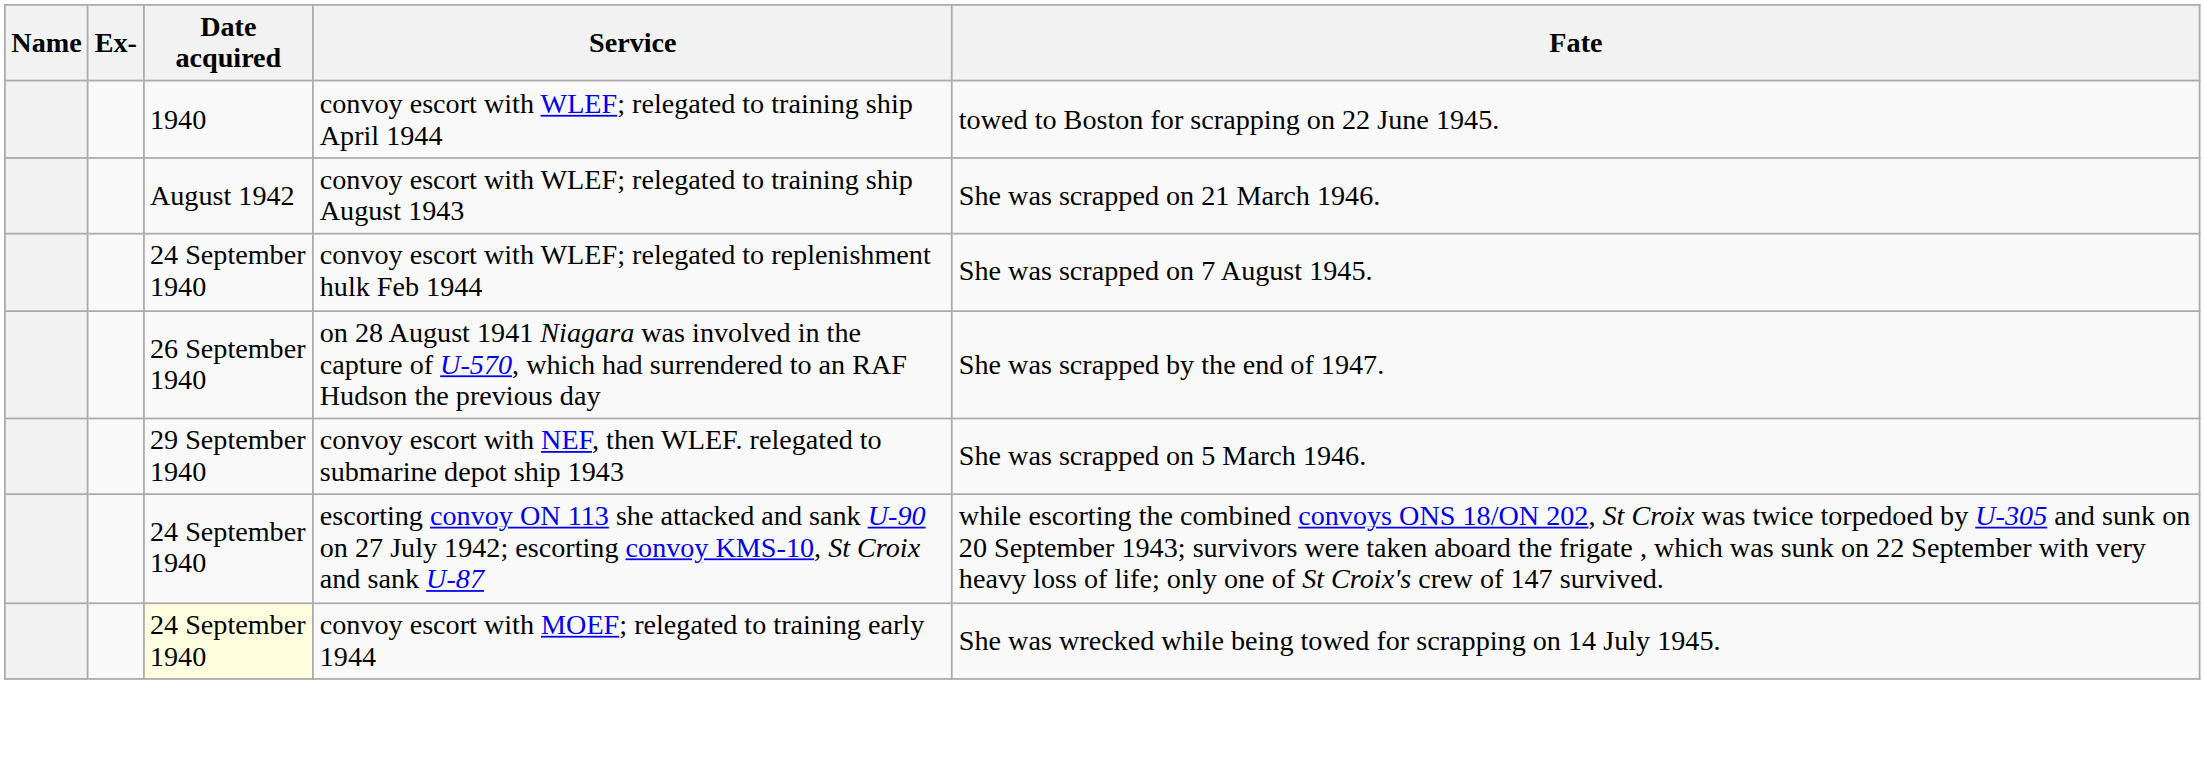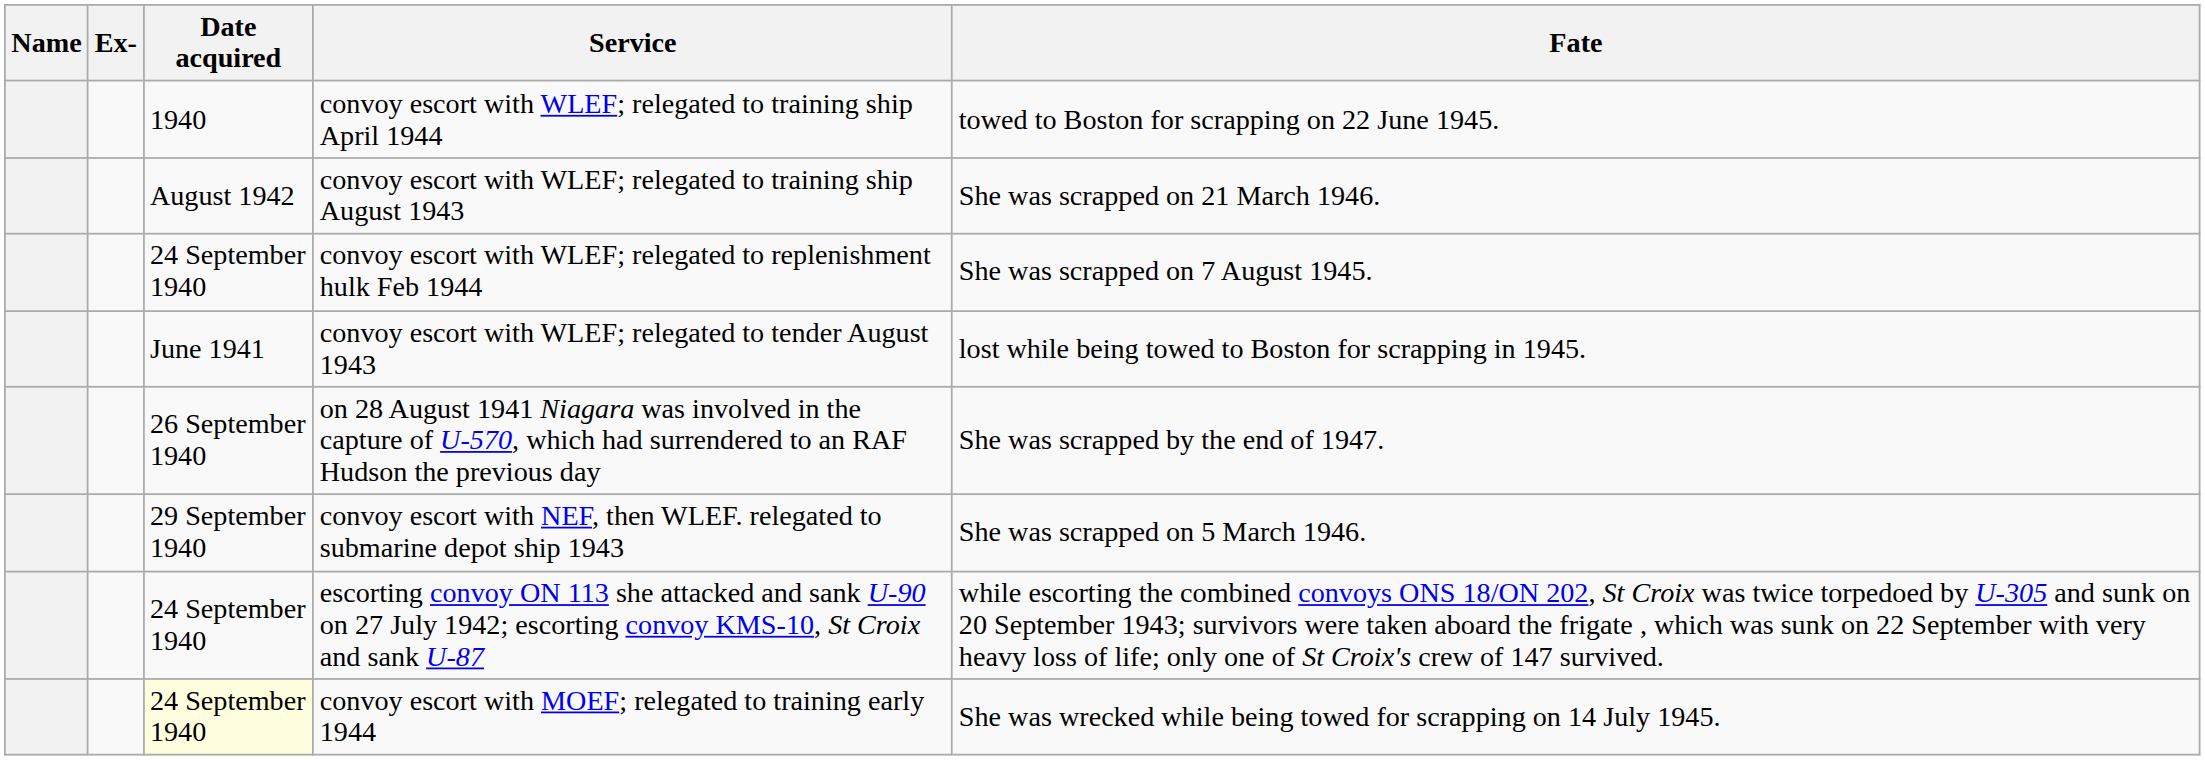+ row: (624, 348)
